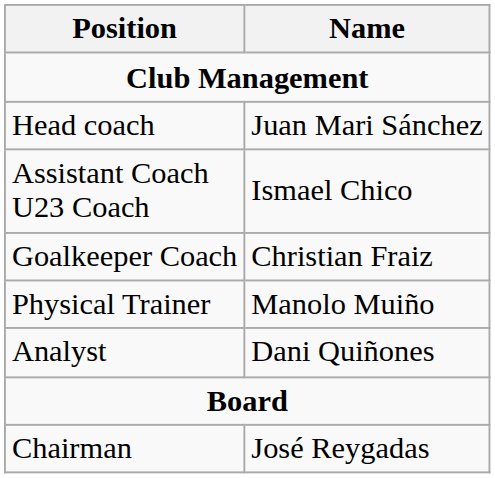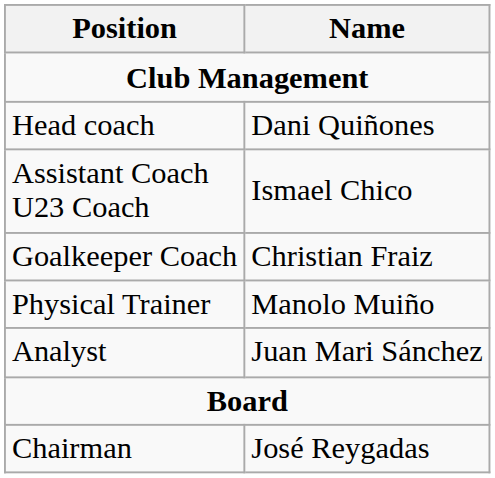(367, 125) Juan Mari Sánchez -> (343, 125) Dani Quiñones
(343, 352) Dani Quiñones -> (367, 352) Juan Mari Sánchez
